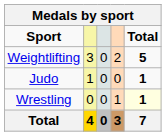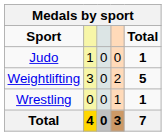rows swapped: (44, 58) <-> (44, 79)
(143, 100) lightyellow background -> (143, 100) no background
